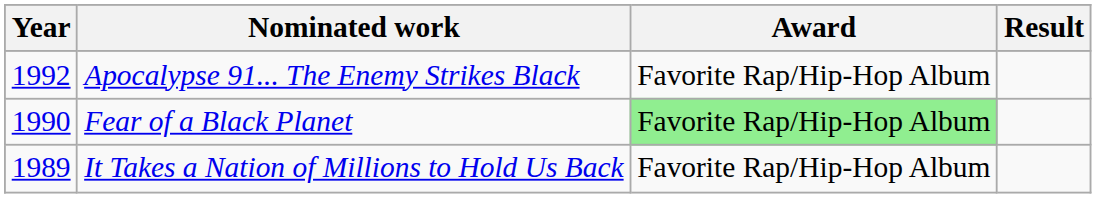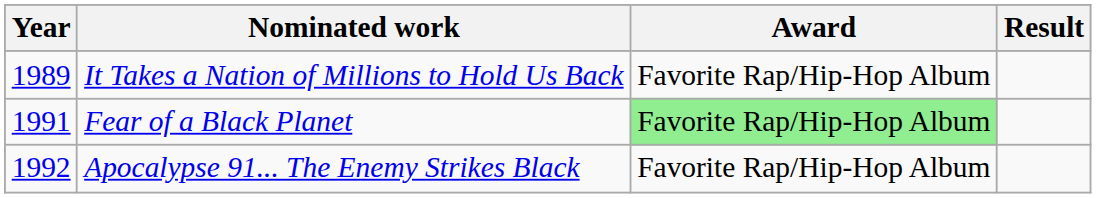rows swapped: (354, 167) <-> (332, 74)
(41, 121) 1990 -> (41, 121) 1991
